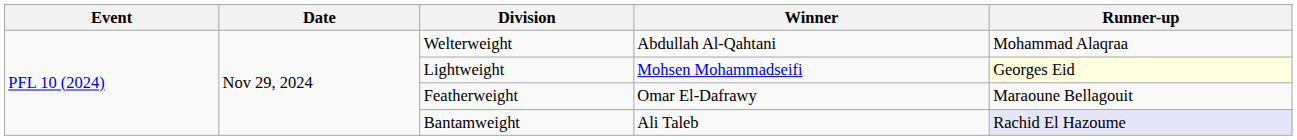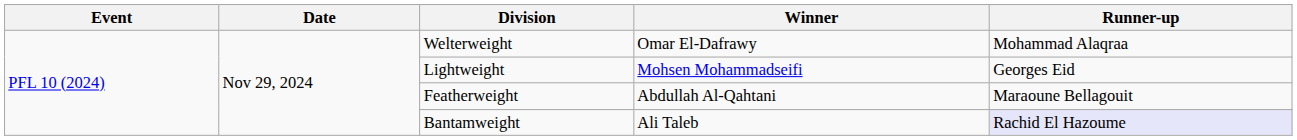(707, 43) Abdullah Al-Qahtani -> (697, 43) Omar El-Dafrawy
(1034, 69) lightyellow background -> (1034, 69) no background
(697, 95) Omar El-Dafrawy -> (707, 95) Abdullah Al-Qahtani
